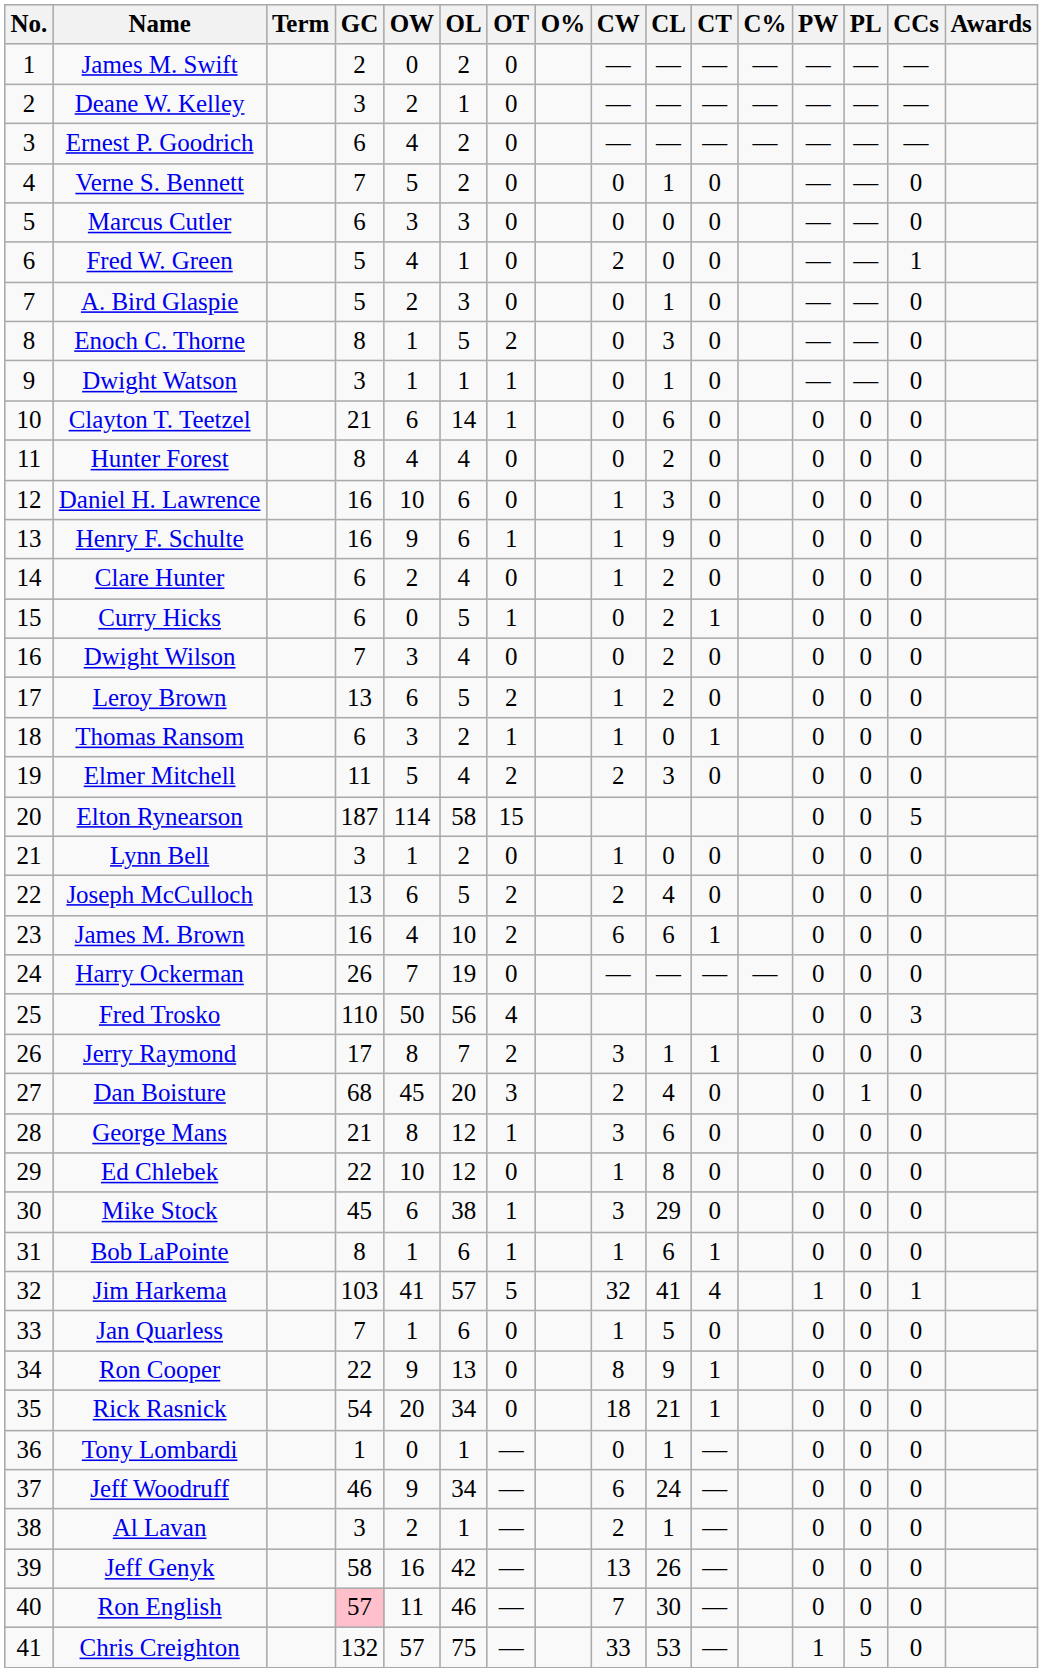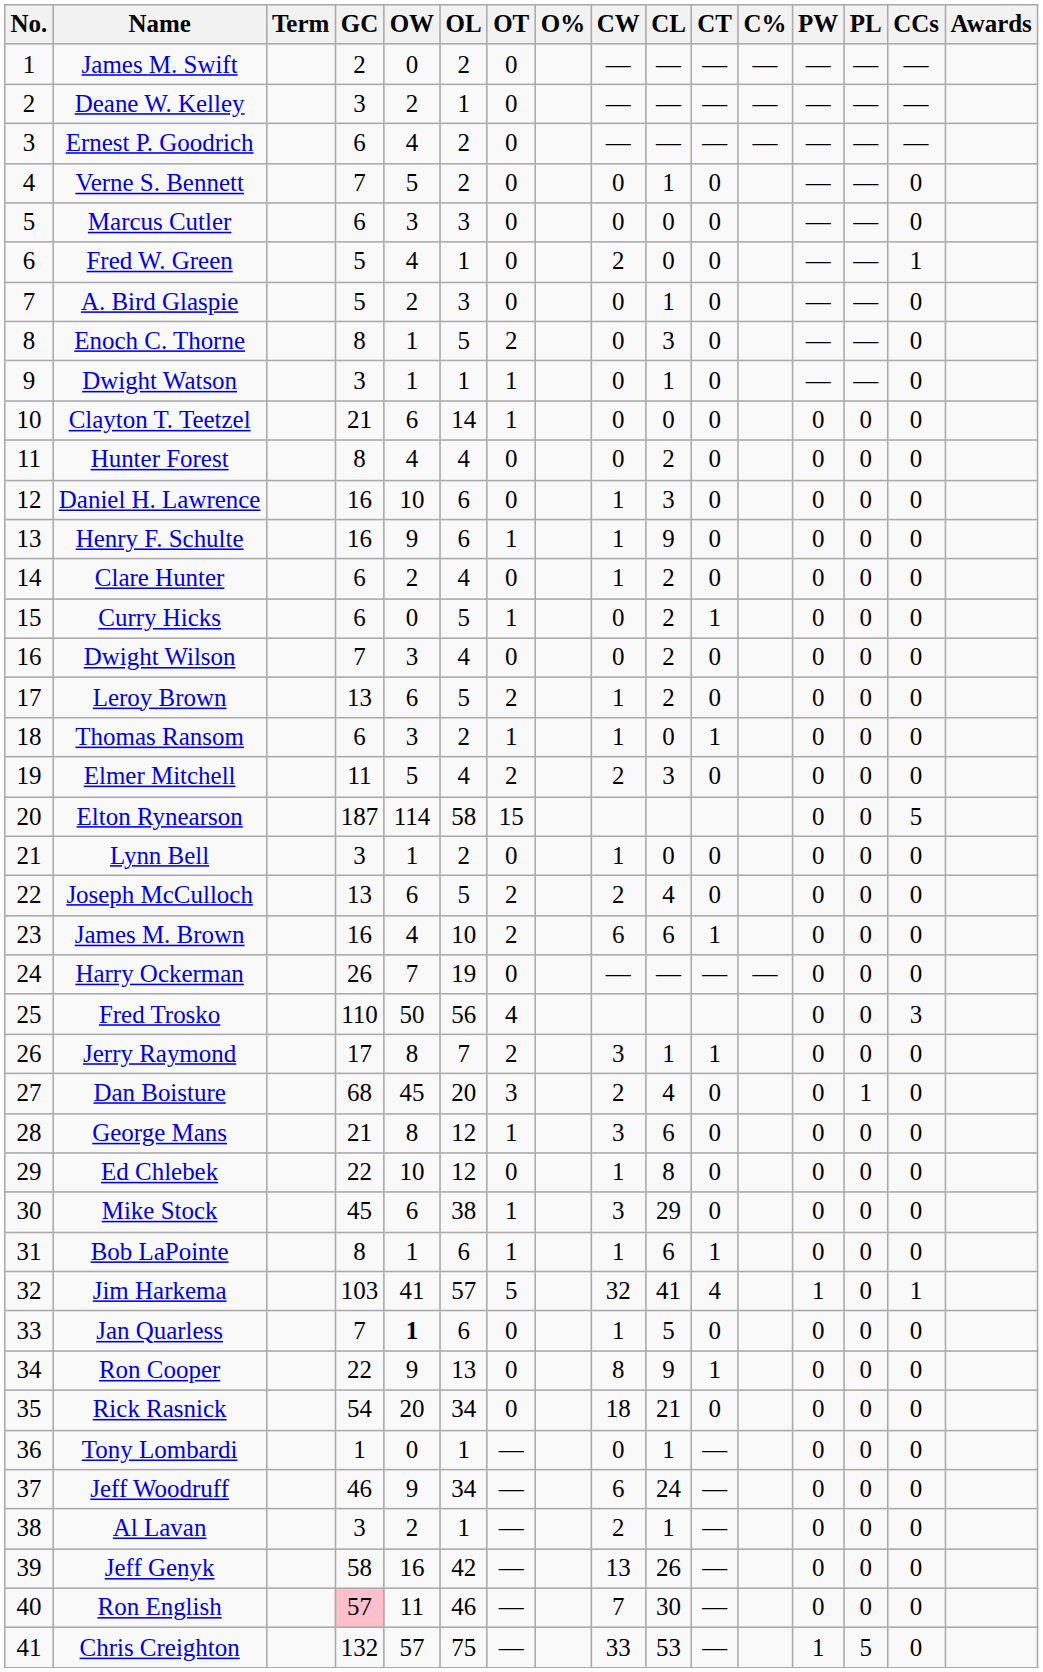(668, 420) 6 -> (668, 420) 0
(412, 1330) normal -> (412, 1330) bold
(715, 1409) 1 -> (715, 1409) 0
